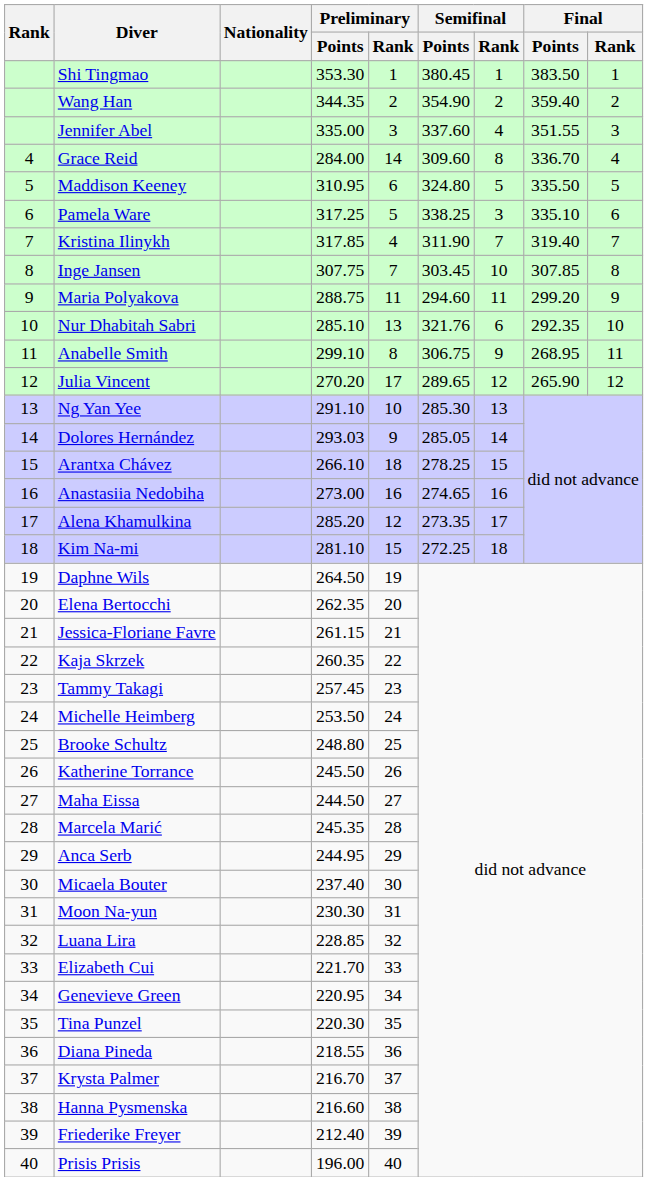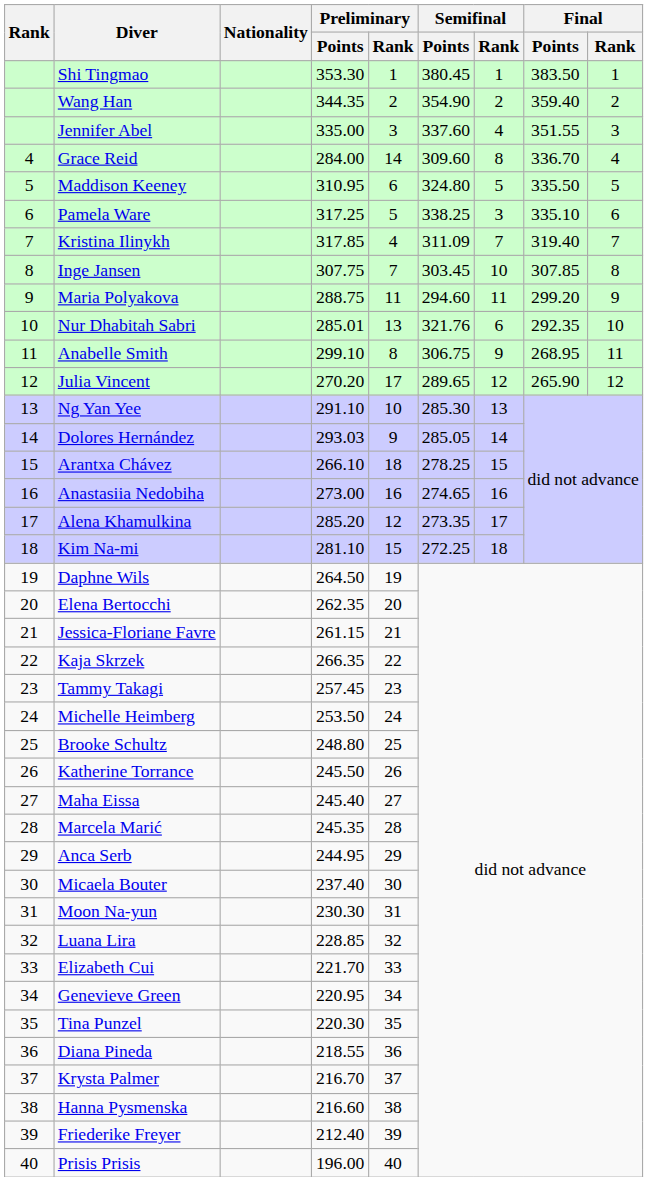(446, 241) 311.90 -> (446, 241) 311.09
(340, 325) 285.10 -> (340, 325) 285.01
(340, 660) 260.35 -> (340, 660) 266.35
(340, 800) 244.50 -> (340, 800) 245.40
